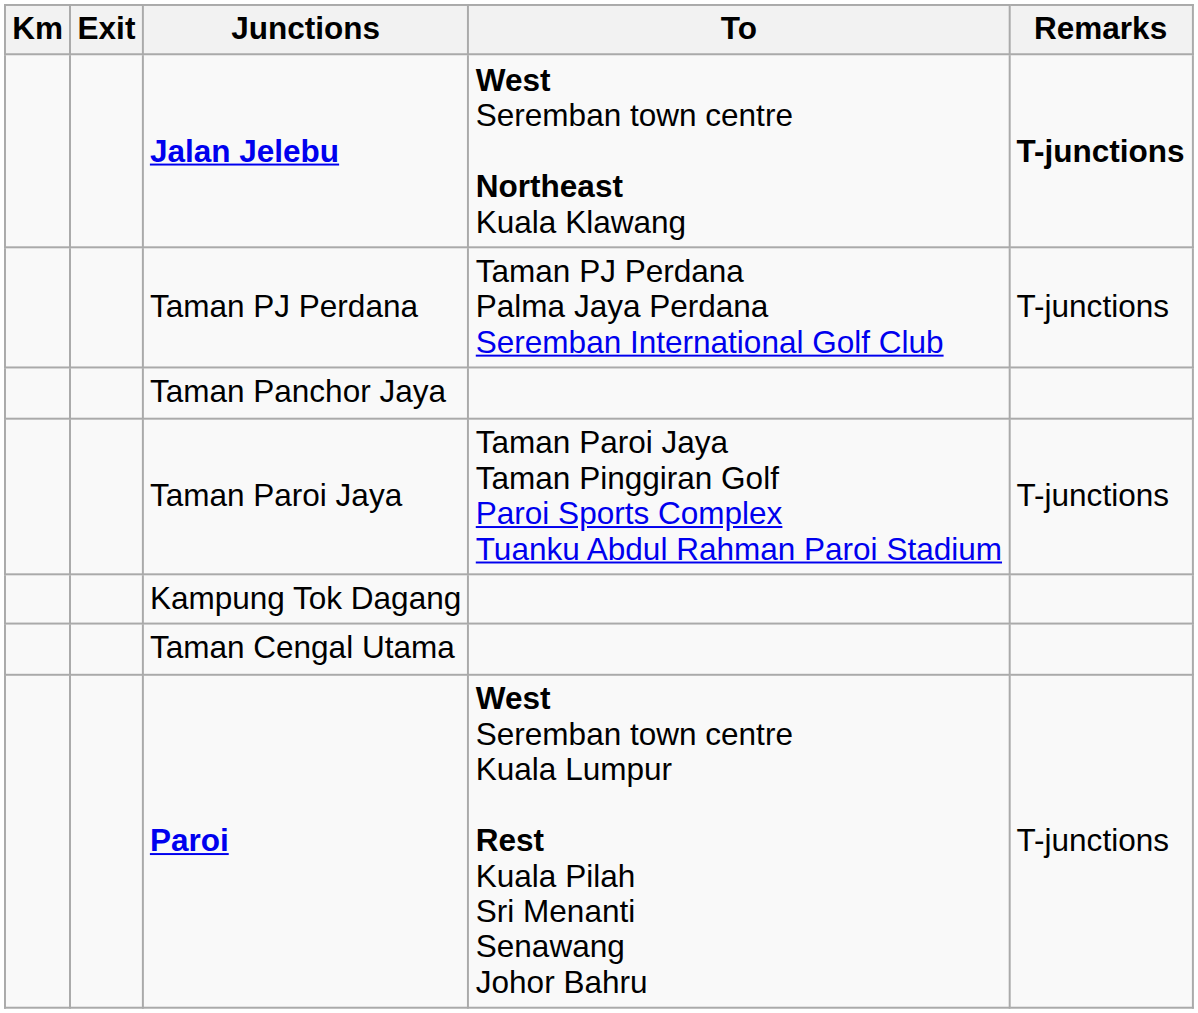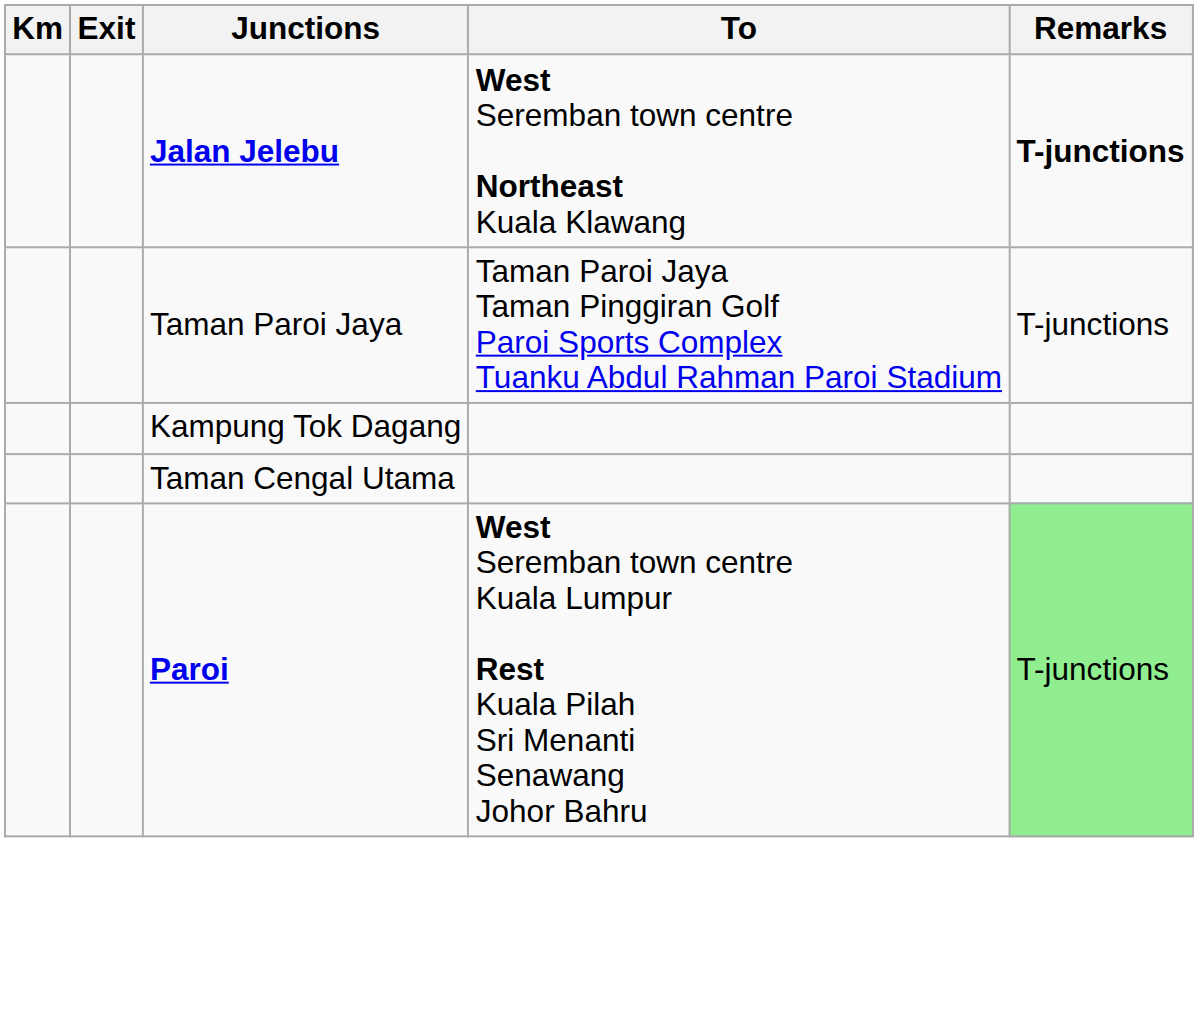- row: (284, 306)
- row: (298, 392)
(1093, 840) no background -> (1093, 669) lightgreen background
